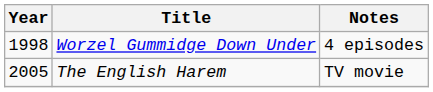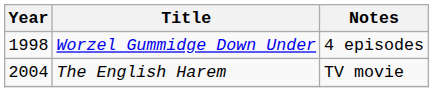(29, 72) 2005 -> (29, 72) 2004
